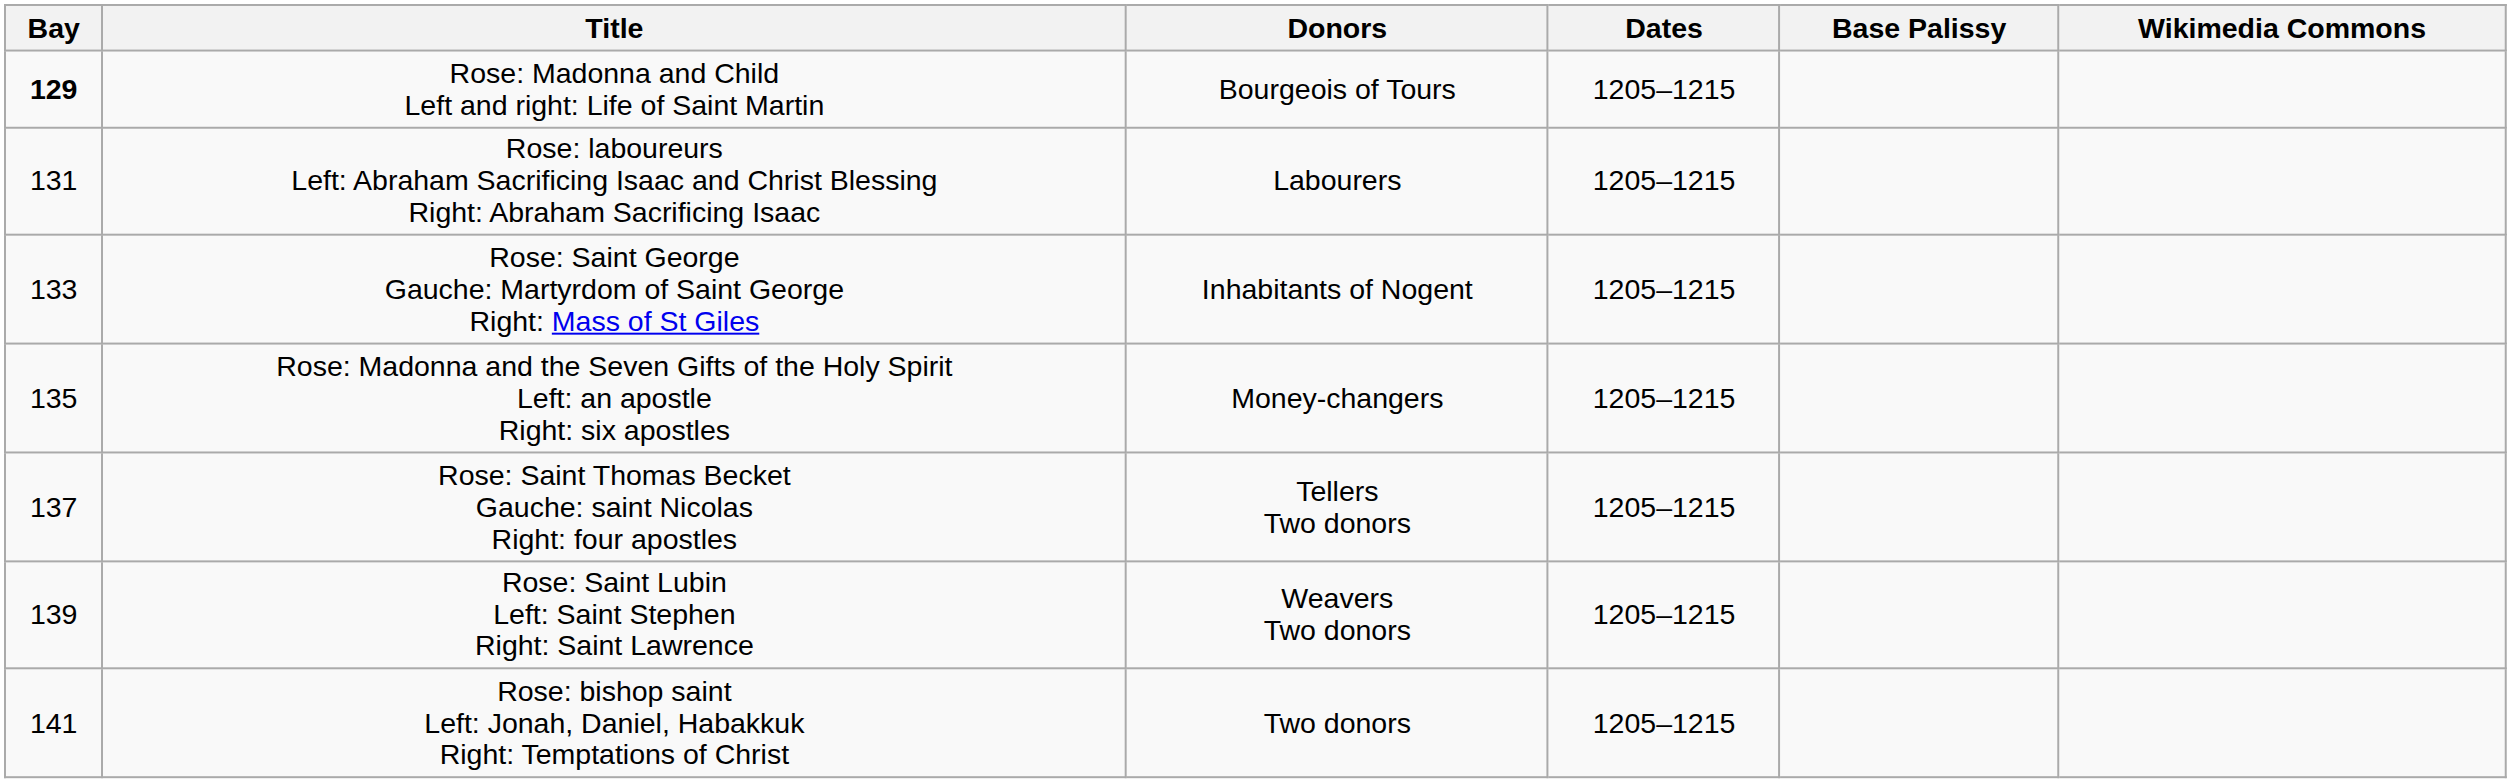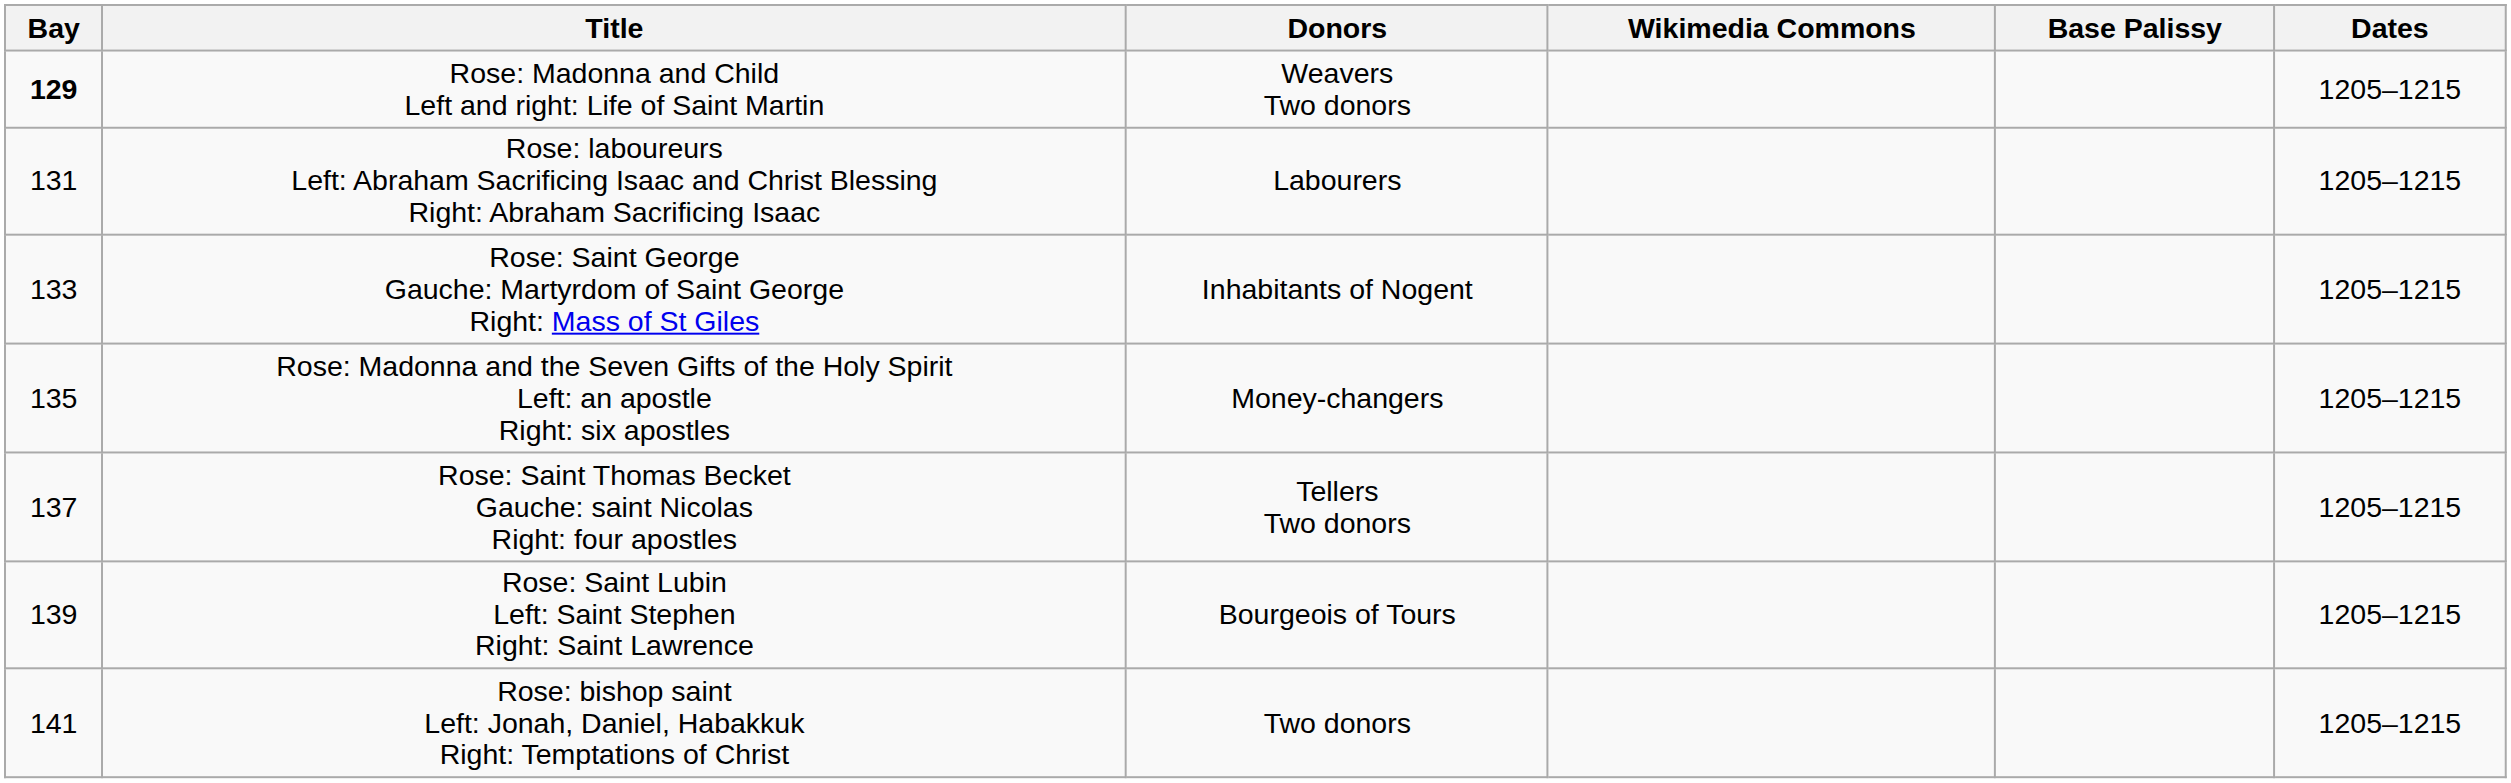columns swapped: (1664, 28) <-> (2282, 28)
(1337, 89) Bourgeois of Tours -> (1337, 89) Weavers Two donors
(1337, 615) Weavers Two donors -> (1337, 615) Bourgeois of Tours
